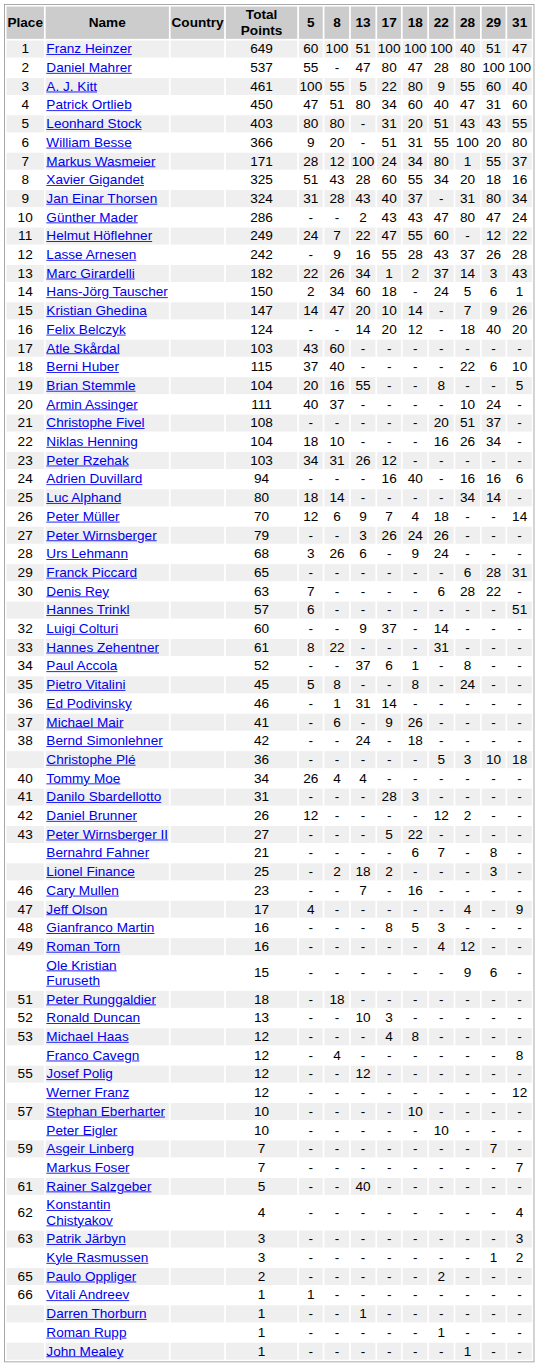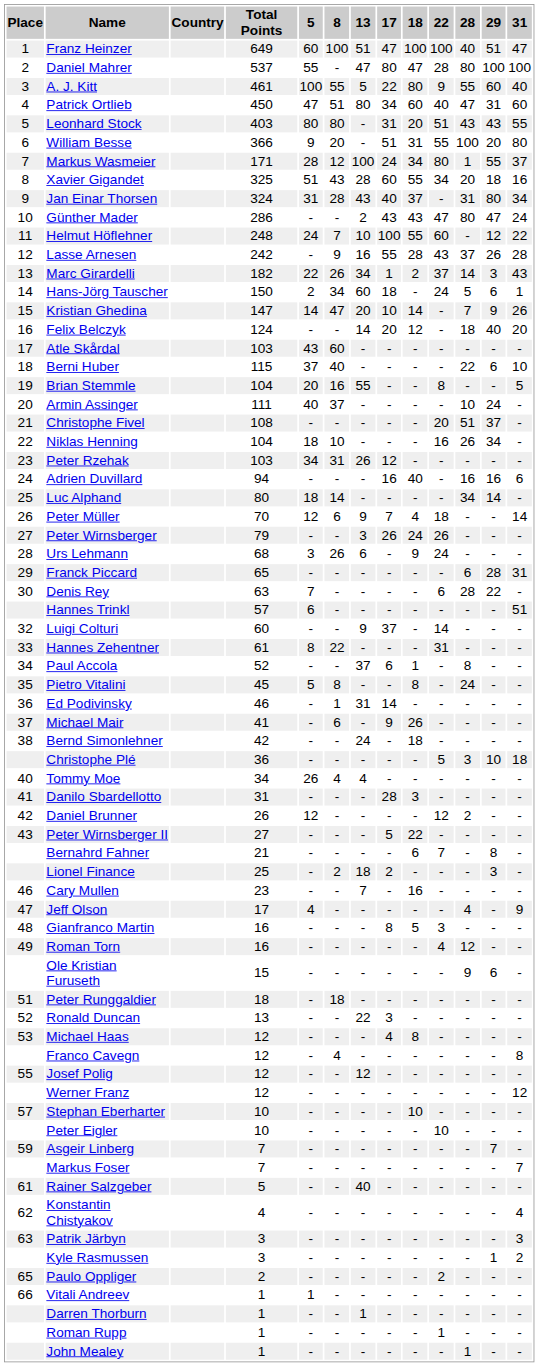(389, 49) 100 -> (389, 49) 47
(262, 236) 249 -> (262, 236) 248
(363, 236) 22 -> (363, 236) 10
(389, 236) 47 -> (389, 236) 100
(363, 1018) 10 -> (363, 1018) 22
